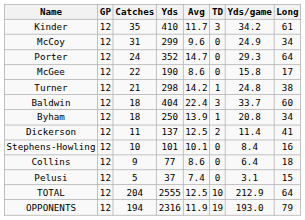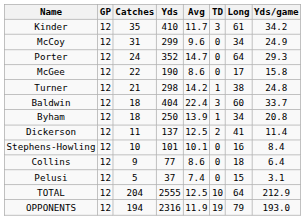columns swapped: (287, 12) <-> (250, 12)
